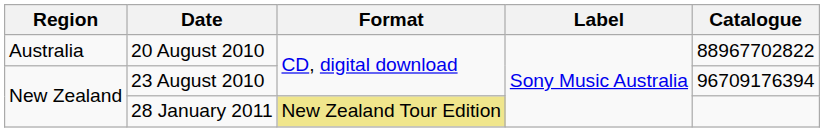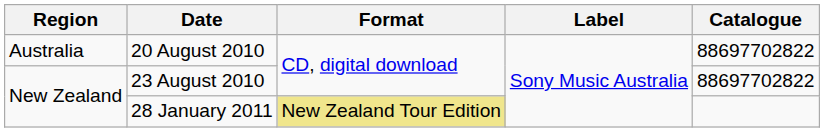(756, 50) 88967702822 -> (756, 50) 88697702822
(756, 80) 96709176394 -> (756, 80) 88697702822
